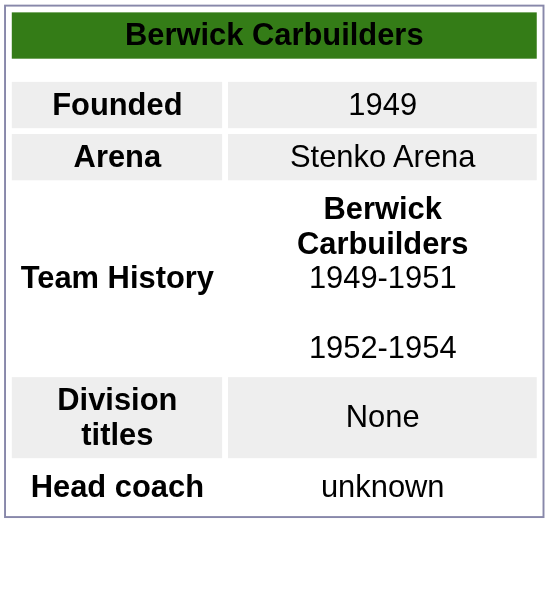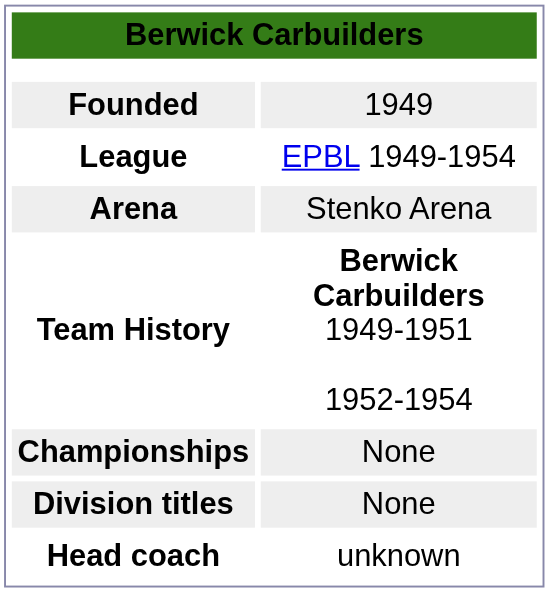+ row: (133, 156)
+ row: (133, 451)
